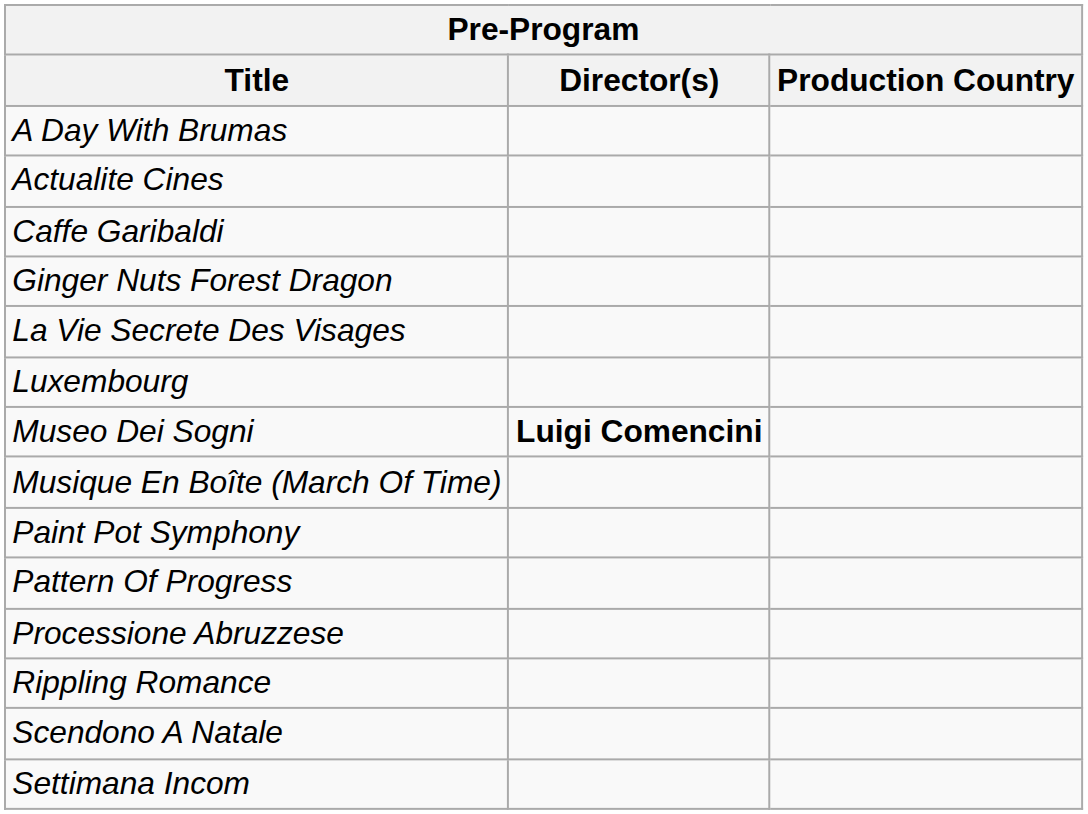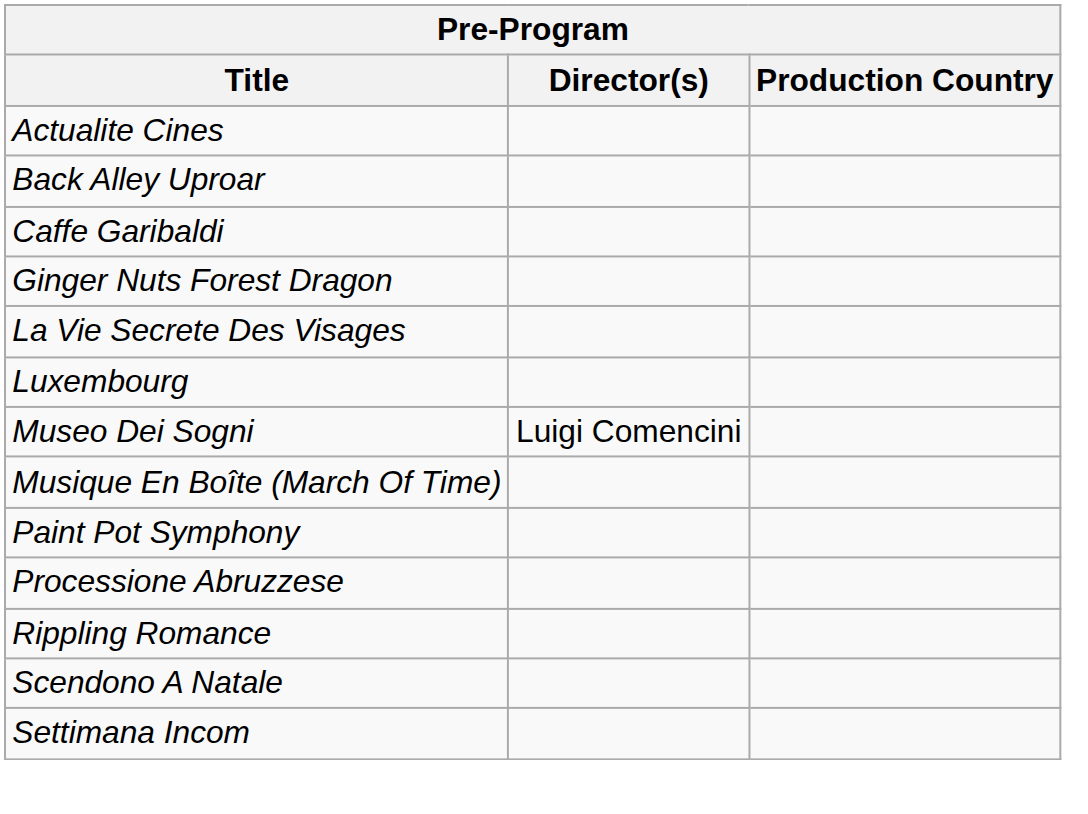- row: (150, 130)
+ row: (138, 180)
(639, 431) bold -> (629, 431) normal
- row: (152, 582)
